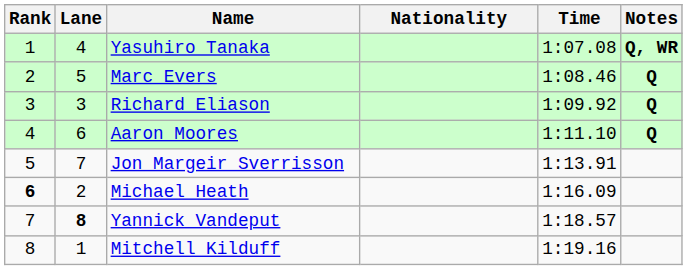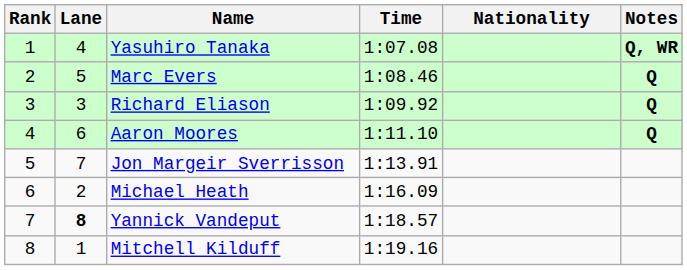columns swapped: (449, 19) <-> (579, 19)
(30, 192) bold -> (30, 192) normal
